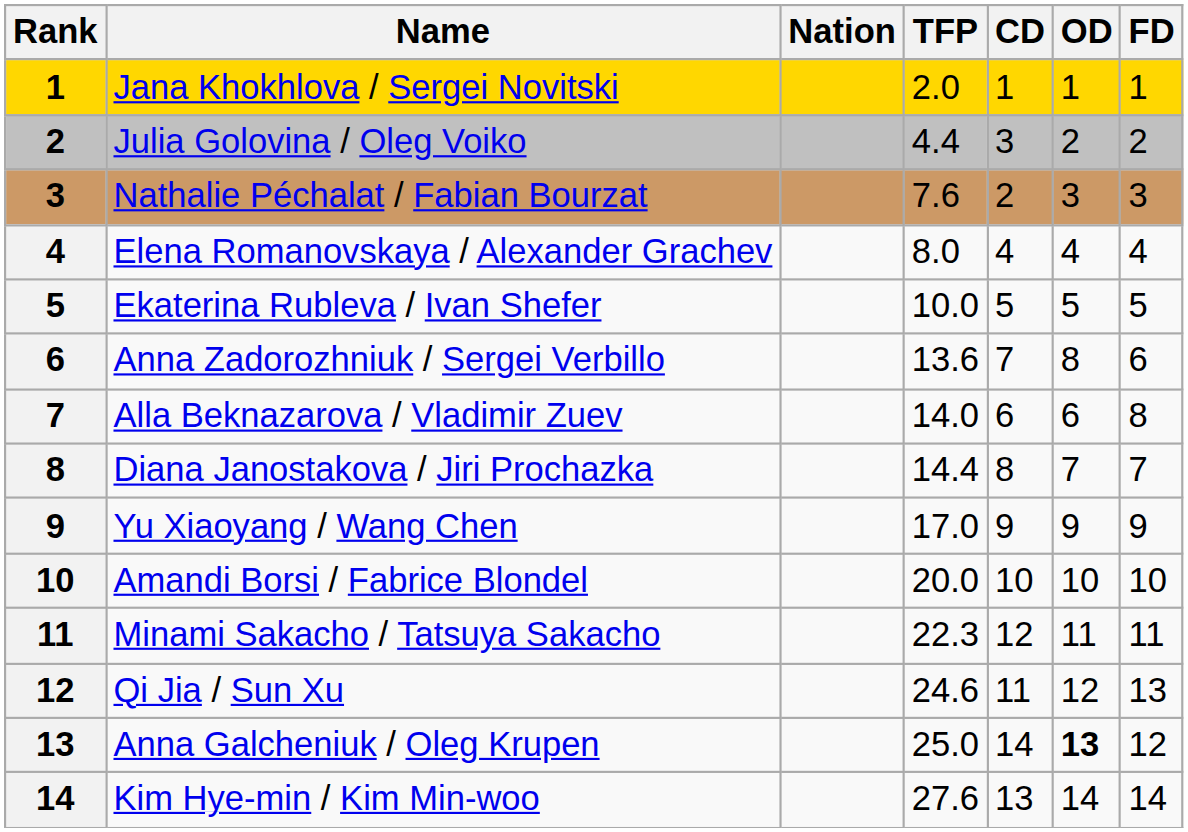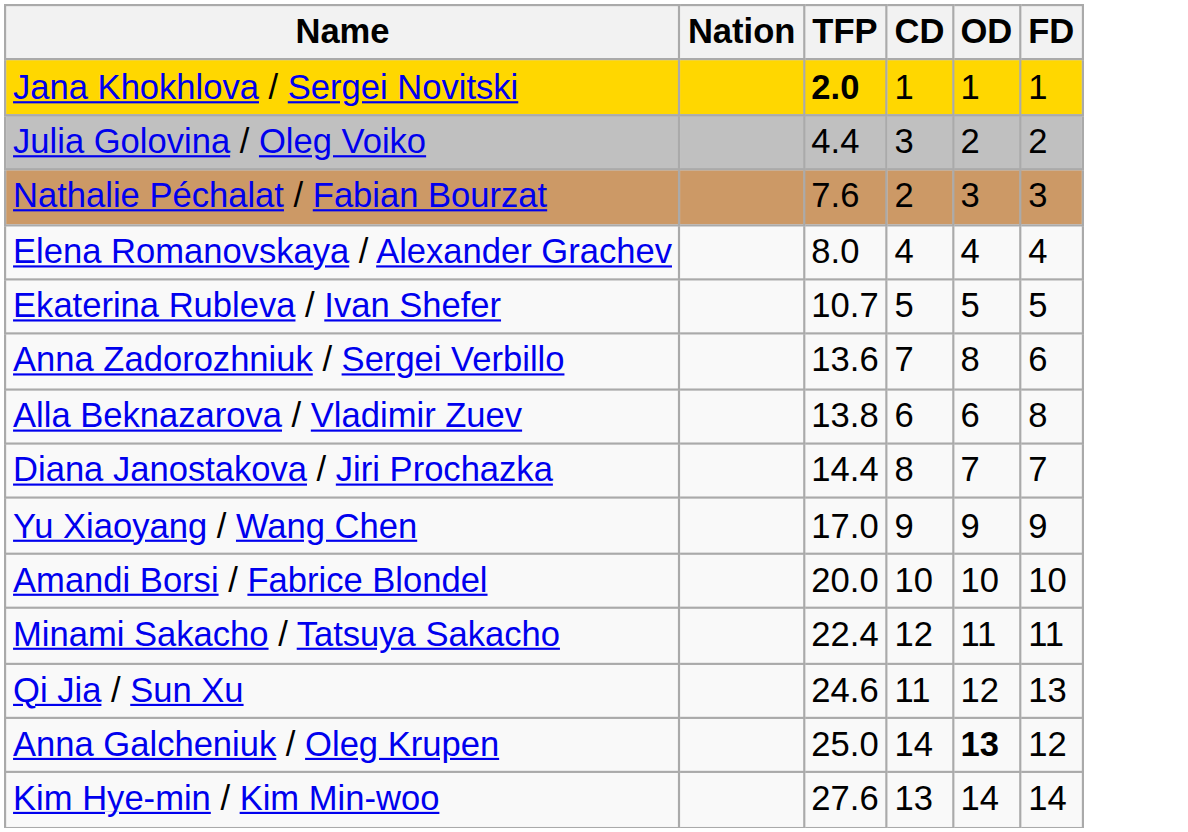- column: (55, 31)
(936, 86) normal -> (835, 86) bold
(945, 305) 10.0 -> (845, 305) 10.7
(945, 415) 14.0 -> (845, 415) 13.8
(945, 634) 22.3 -> (845, 634) 22.4
